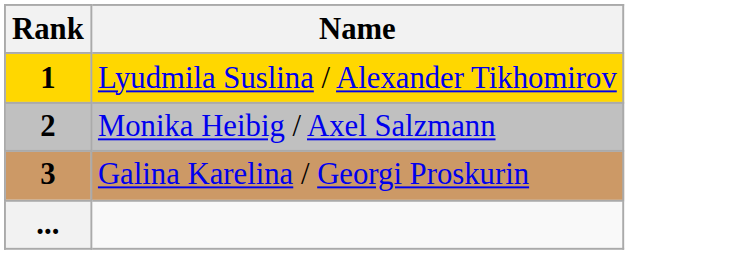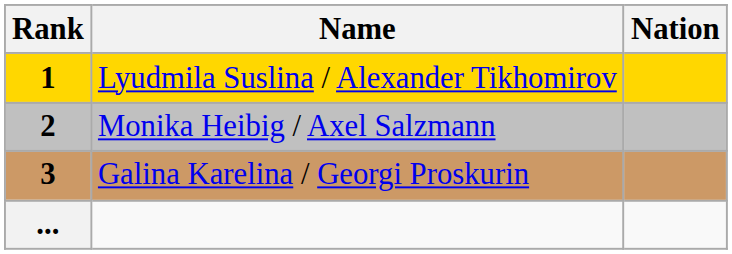+ column: (675, 28)
